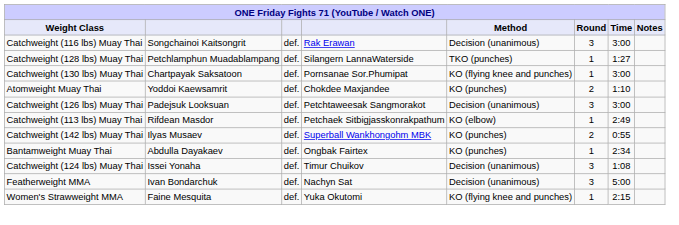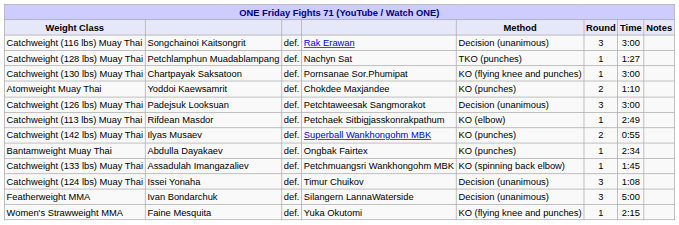(359, 58) Silangern LannaWaterside -> (328, 58) Nachyn Sat
+ row: (75, 166)
(328, 181) Nachyn Sat -> (359, 197) Silangern LannaWaterside
